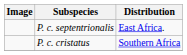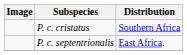rows swapped: (63, 43) <-> (75, 27)
